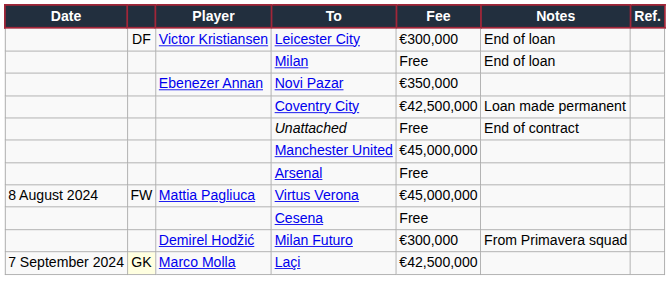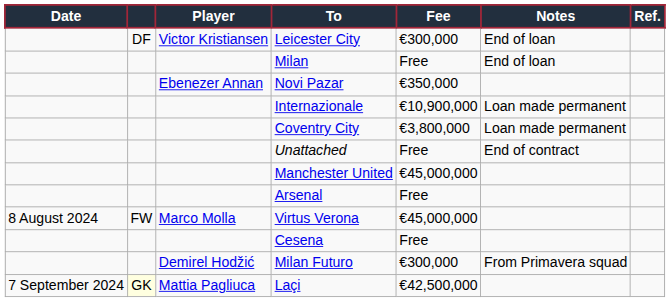+ row: (319, 106)
(438, 106) €42,500,000 -> (435, 129) €3,800,000
(207, 196) Mattia Pagliuca -> (197, 218) Marco Molla
(197, 263) Marco Molla -> (207, 285) Mattia Pagliuca
